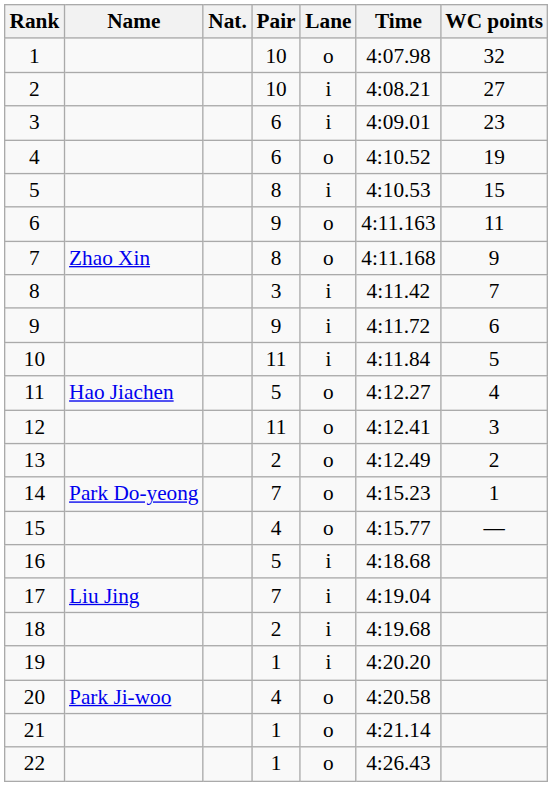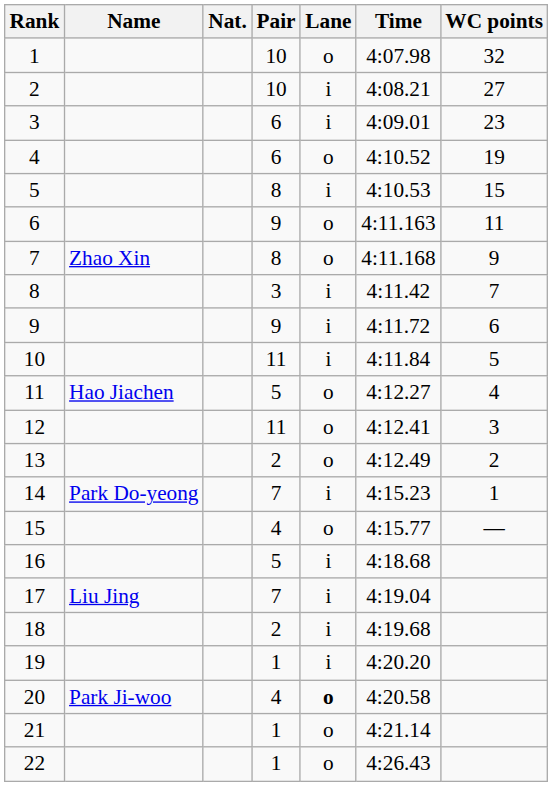(328, 493) o -> (328, 493) i
(328, 696) normal -> (328, 696) bold
